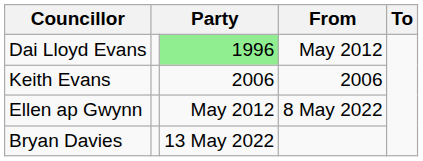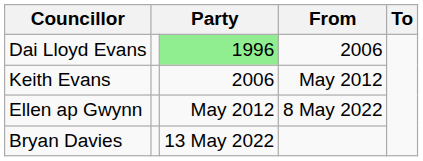(341, 49) May 2012 -> (361, 49) 2006
(361, 79) 2006 -> (341, 79) May 2012
